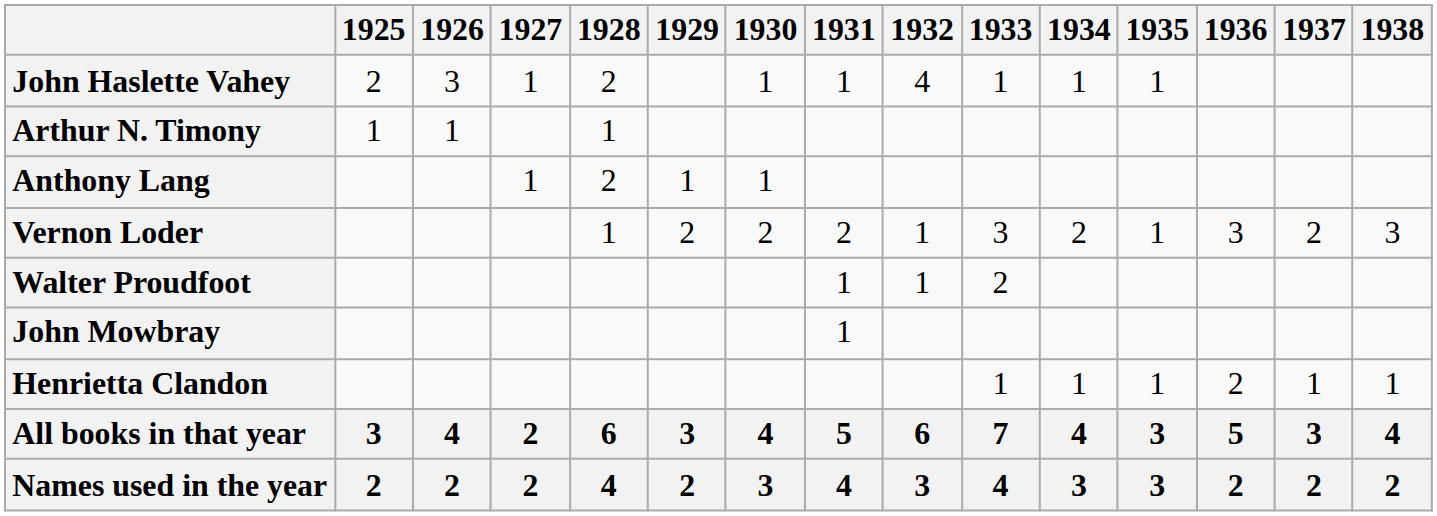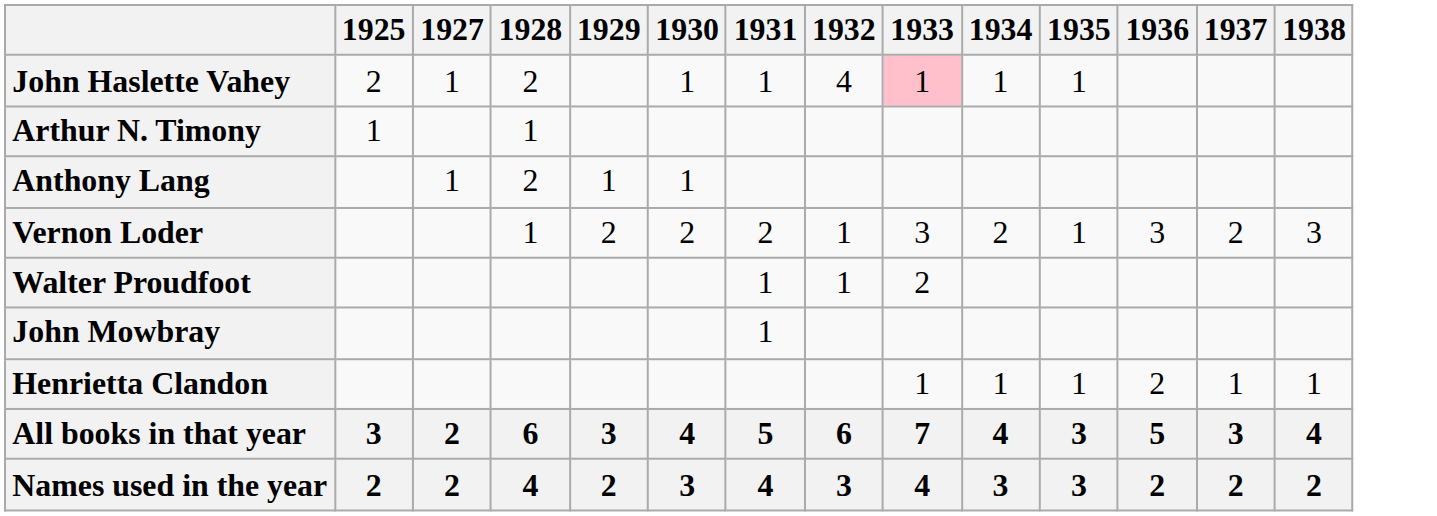- column: (452, 29)
(1001, 80) no background -> (922, 80) pink background
